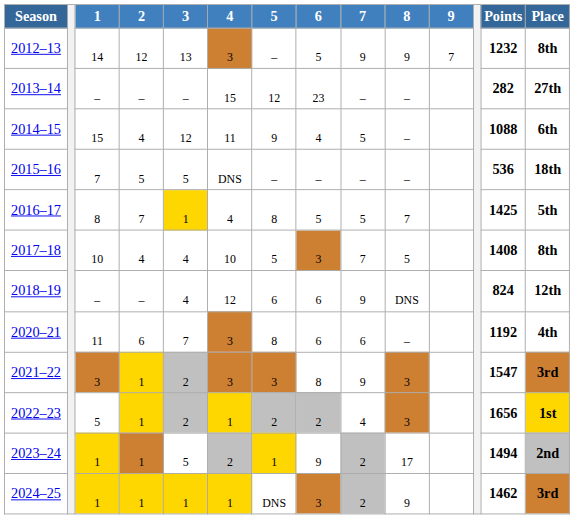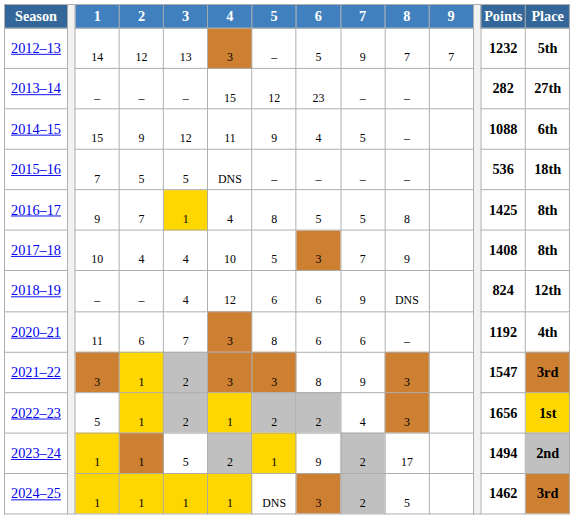(407, 58) 9 -> (407, 58) 7
(548, 48) 8th -> (548, 48) 5th
(141, 139) 4 -> (141, 139) 9
(97, 220) 8 -> (97, 220) 9
(407, 220) 7 -> (407, 220) 8
(548, 210) 5th -> (548, 210) 8th
(407, 260) 5 -> (407, 260) 9
(407, 503) 9 -> (407, 503) 5
